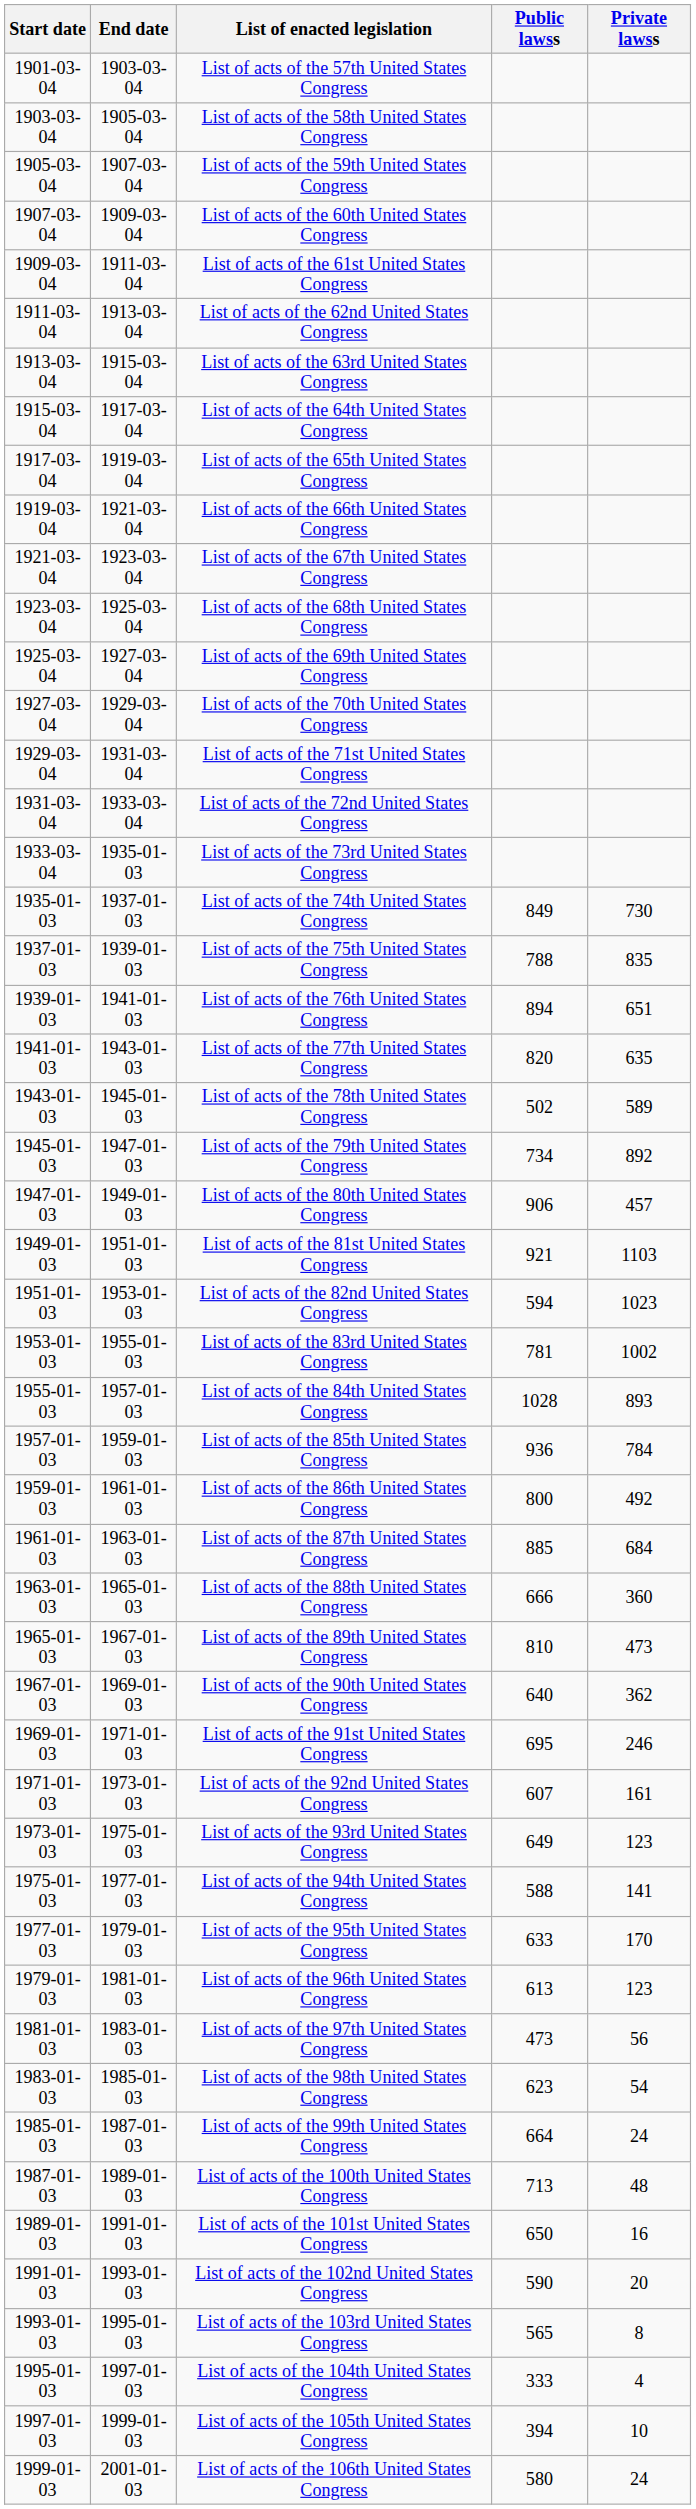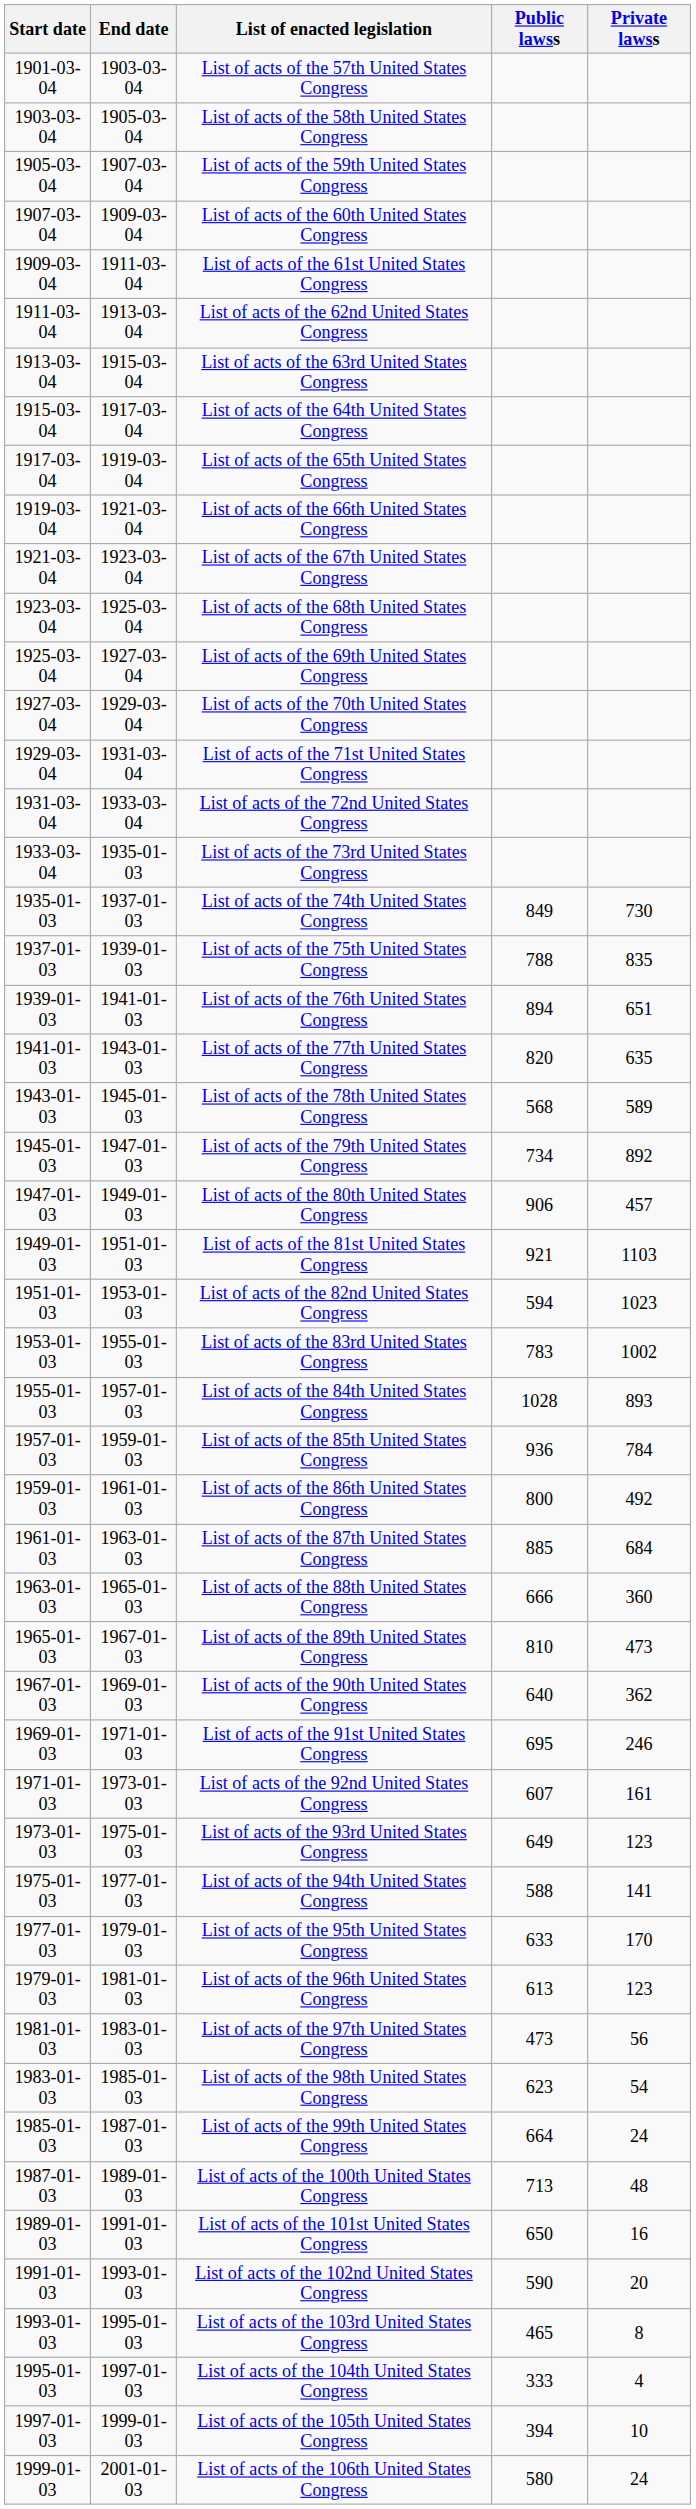(539, 1107) 502 -> (539, 1107) 568
(539, 1352) 781 -> (539, 1352) 783
(539, 2332) 565 -> (539, 2332) 465
